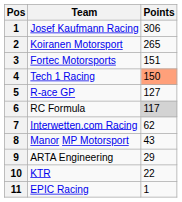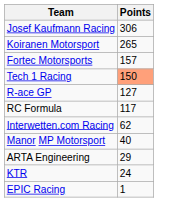- column: (16, 12)
(152, 60) 151 -> (128, 60) 157
(152, 108) lightgrey background -> (128, 108) no background
(149, 141) 43 -> (126, 141) 40
(149, 173) 22 -> (126, 173) 24
